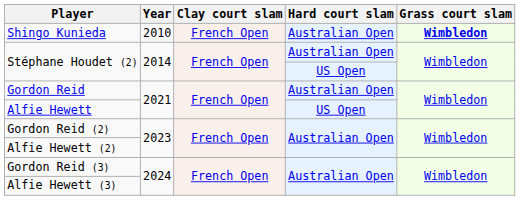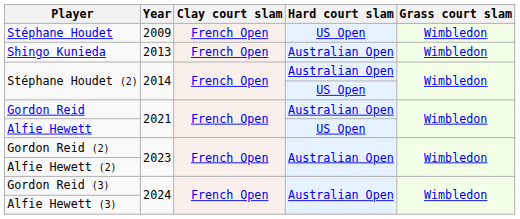+ row: (60, 33)
(157, 33) 2010 -> (157, 52) 2013
(456, 33) bold -> (456, 52) normal
